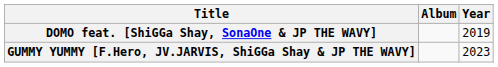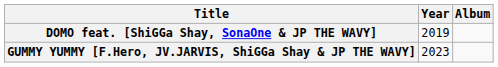columns swapped: (476, 14) <-> (439, 14)
